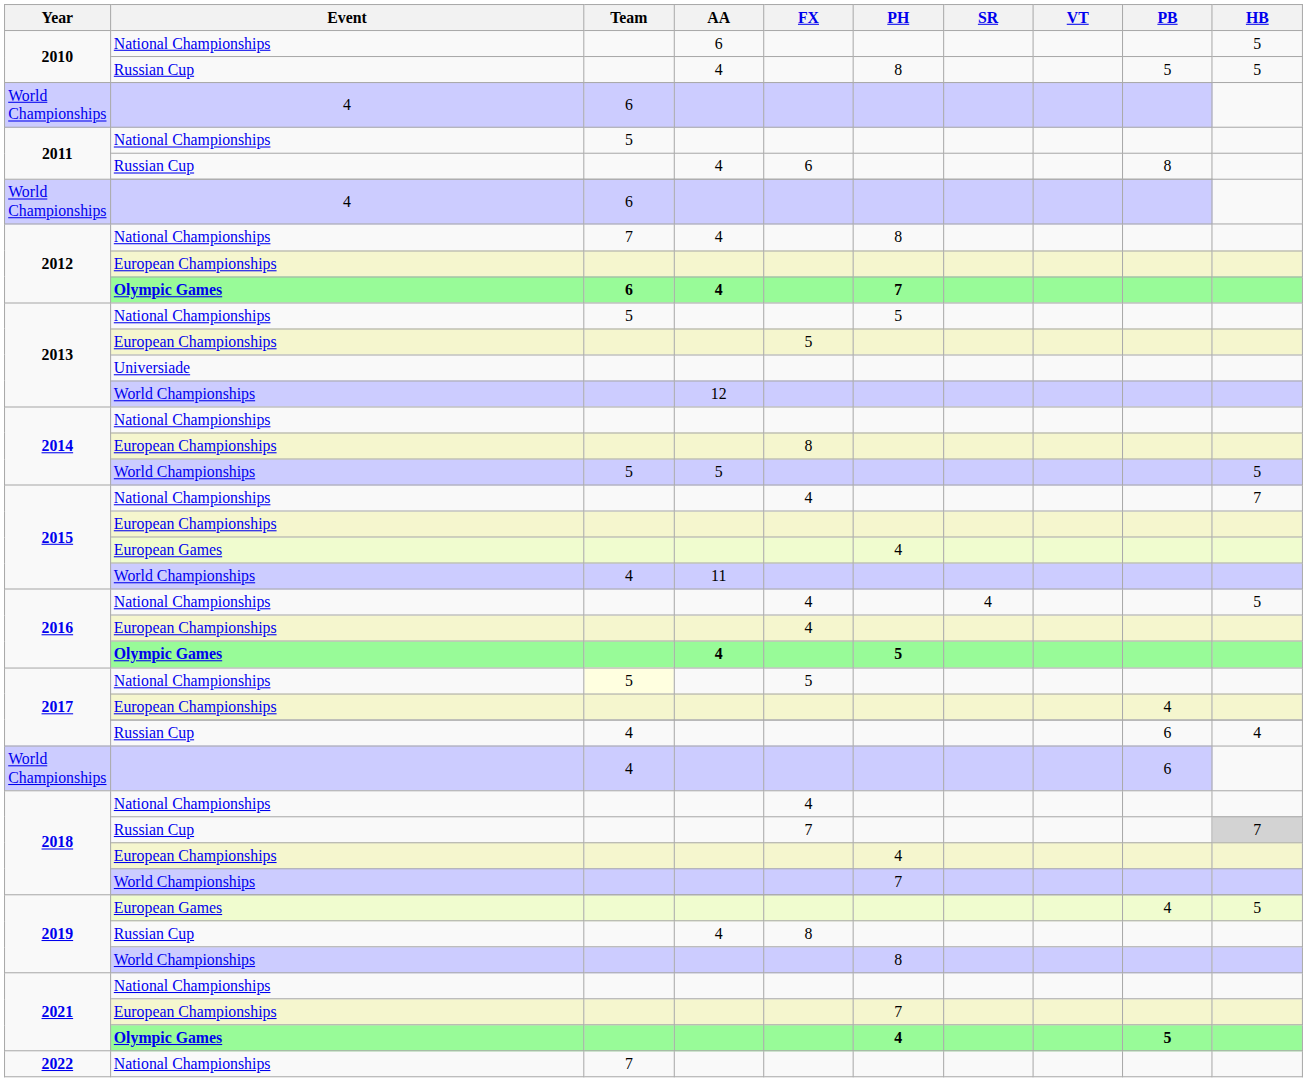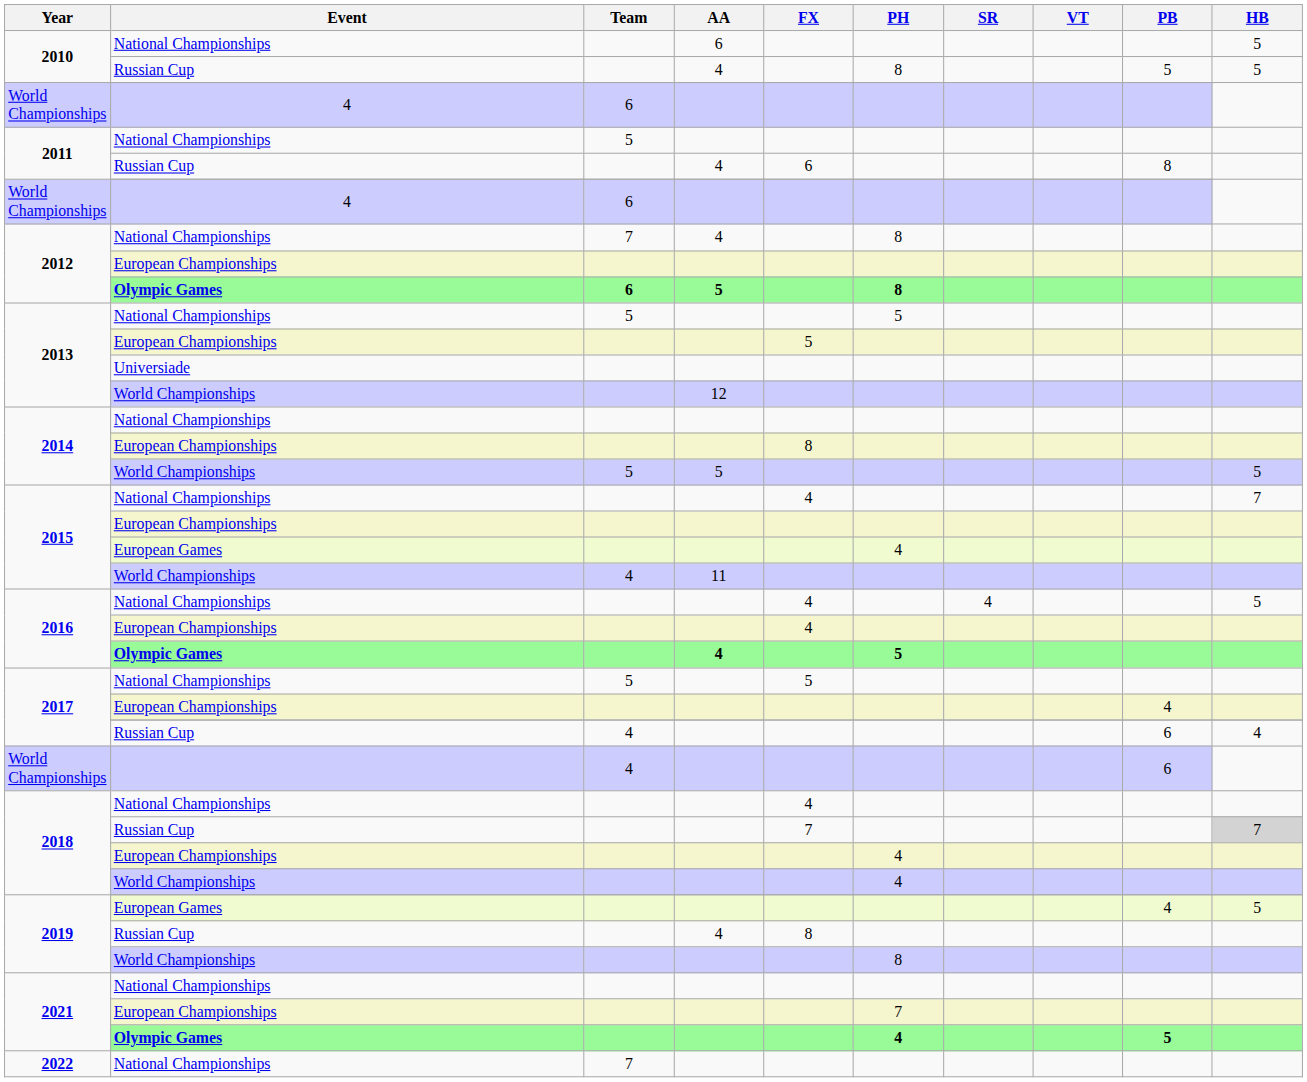(719, 289) 4 -> (719, 289) 5
(898, 289) 7 -> (898, 289) 8
(629, 680) lightyellow background -> (629, 680) no background
(898, 881) 7 -> (898, 881) 4
